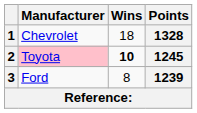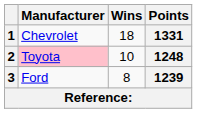(169, 35) 1328 -> (169, 35) 1331
(127, 56) bold -> (127, 56) normal
(169, 56) 1245 -> (169, 56) 1248
